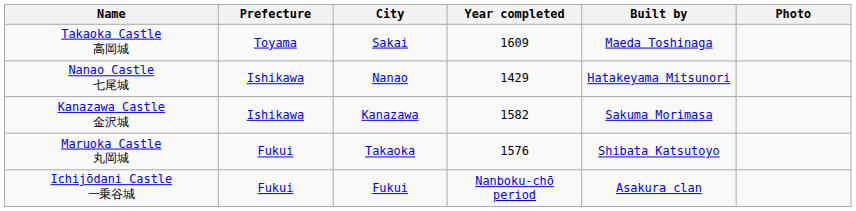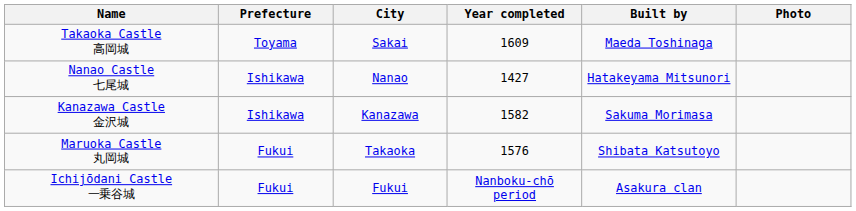(515, 79) 1429 -> (515, 79) 1427
